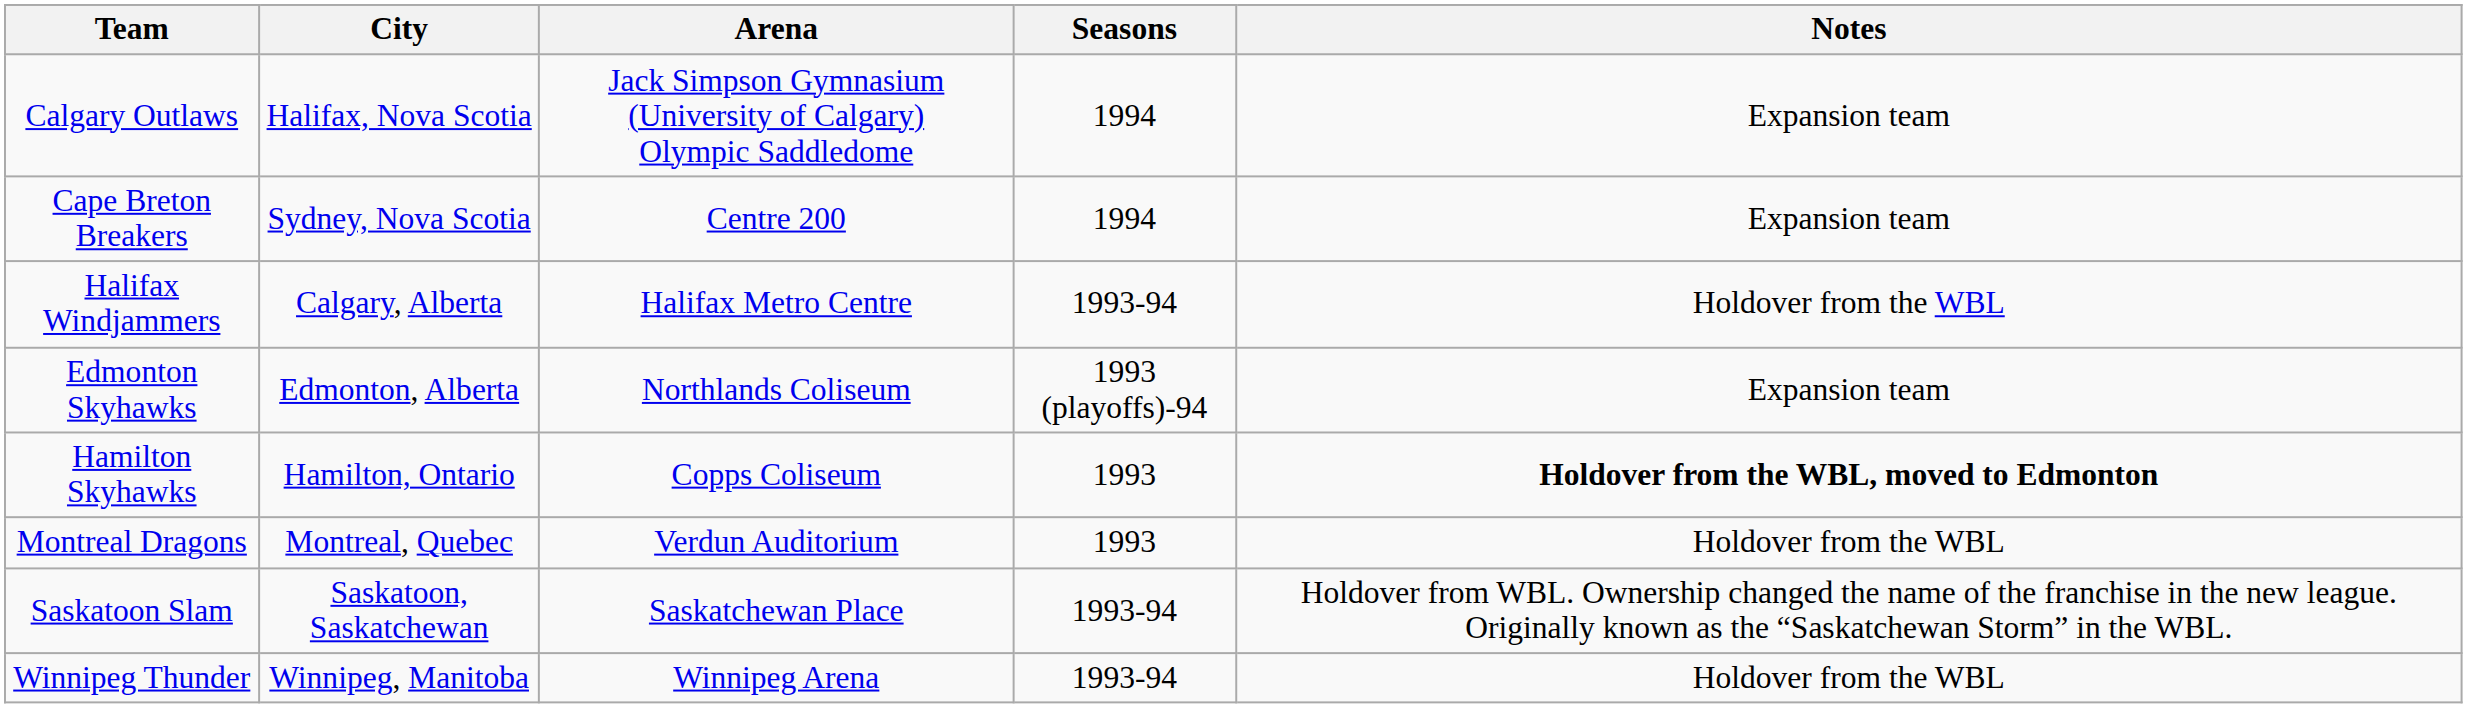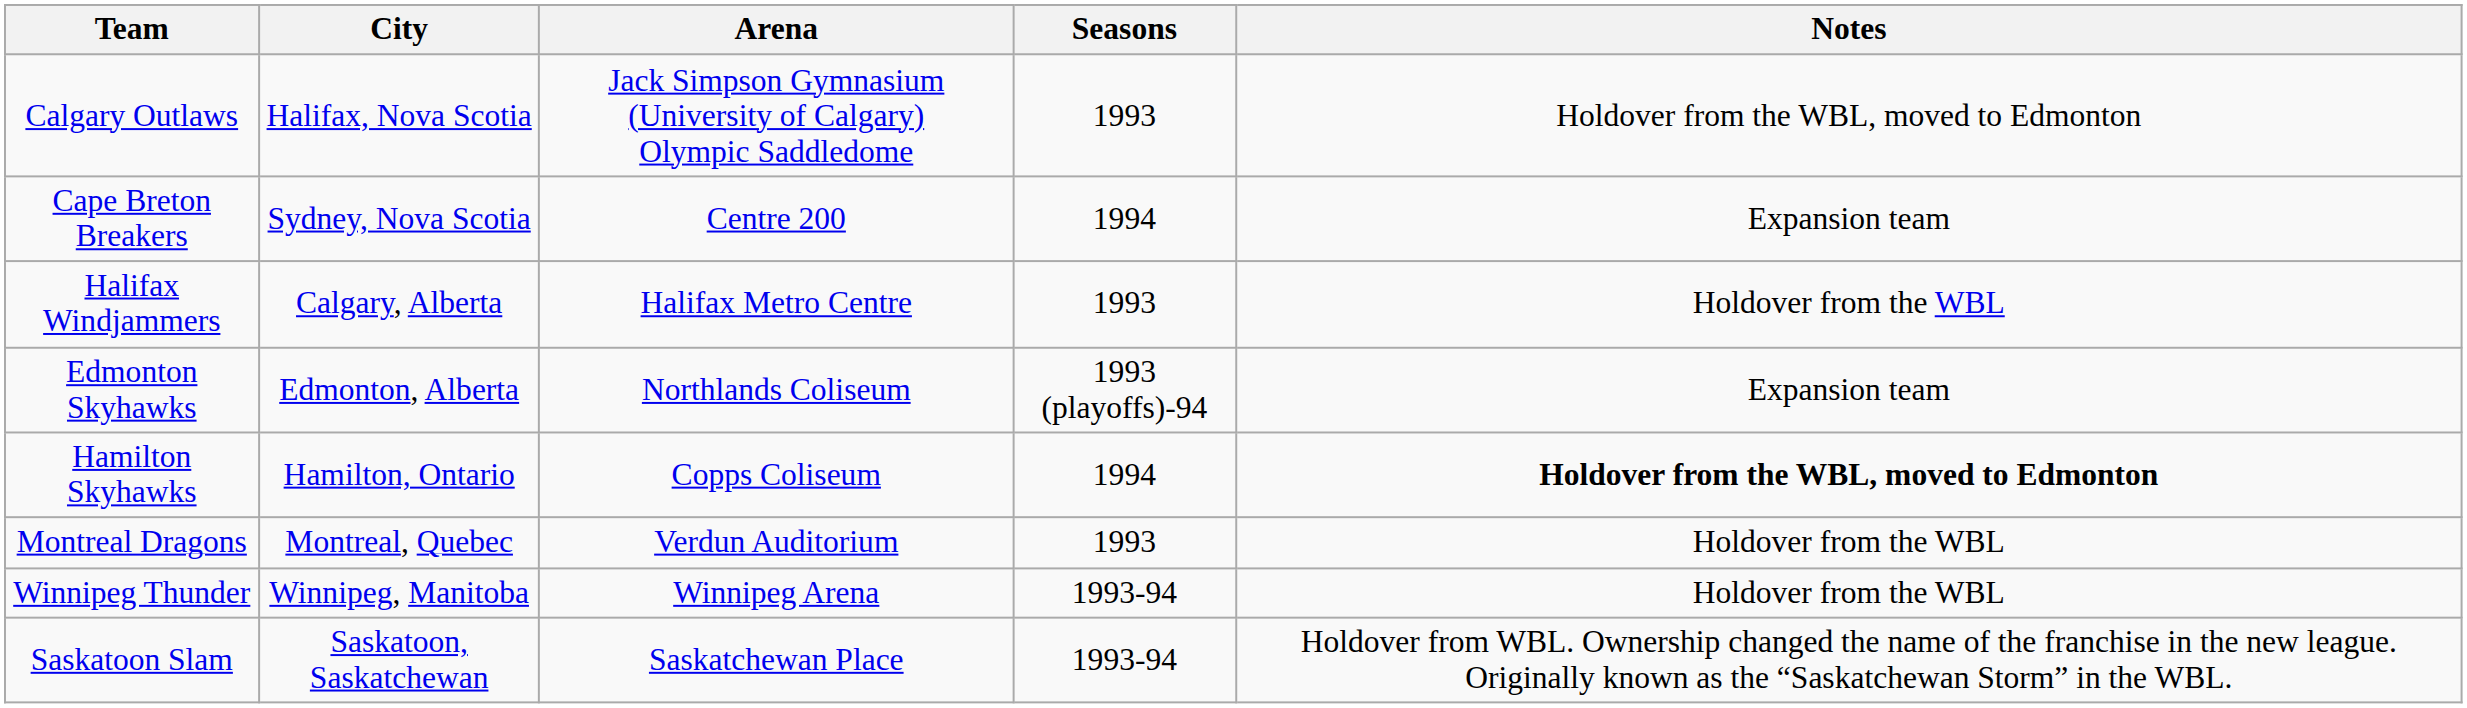(1124, 114) 1994 -> (1124, 114) 1993
(1849, 114) Expansion team -> (1849, 114) Holdover from the WBL, moved to Edmonton
(1124, 303) 1993-94 -> (1124, 303) 1993
(1124, 474) 1993 -> (1124, 474) 1994
rows swapped: (132, 609) <-> (132, 677)
